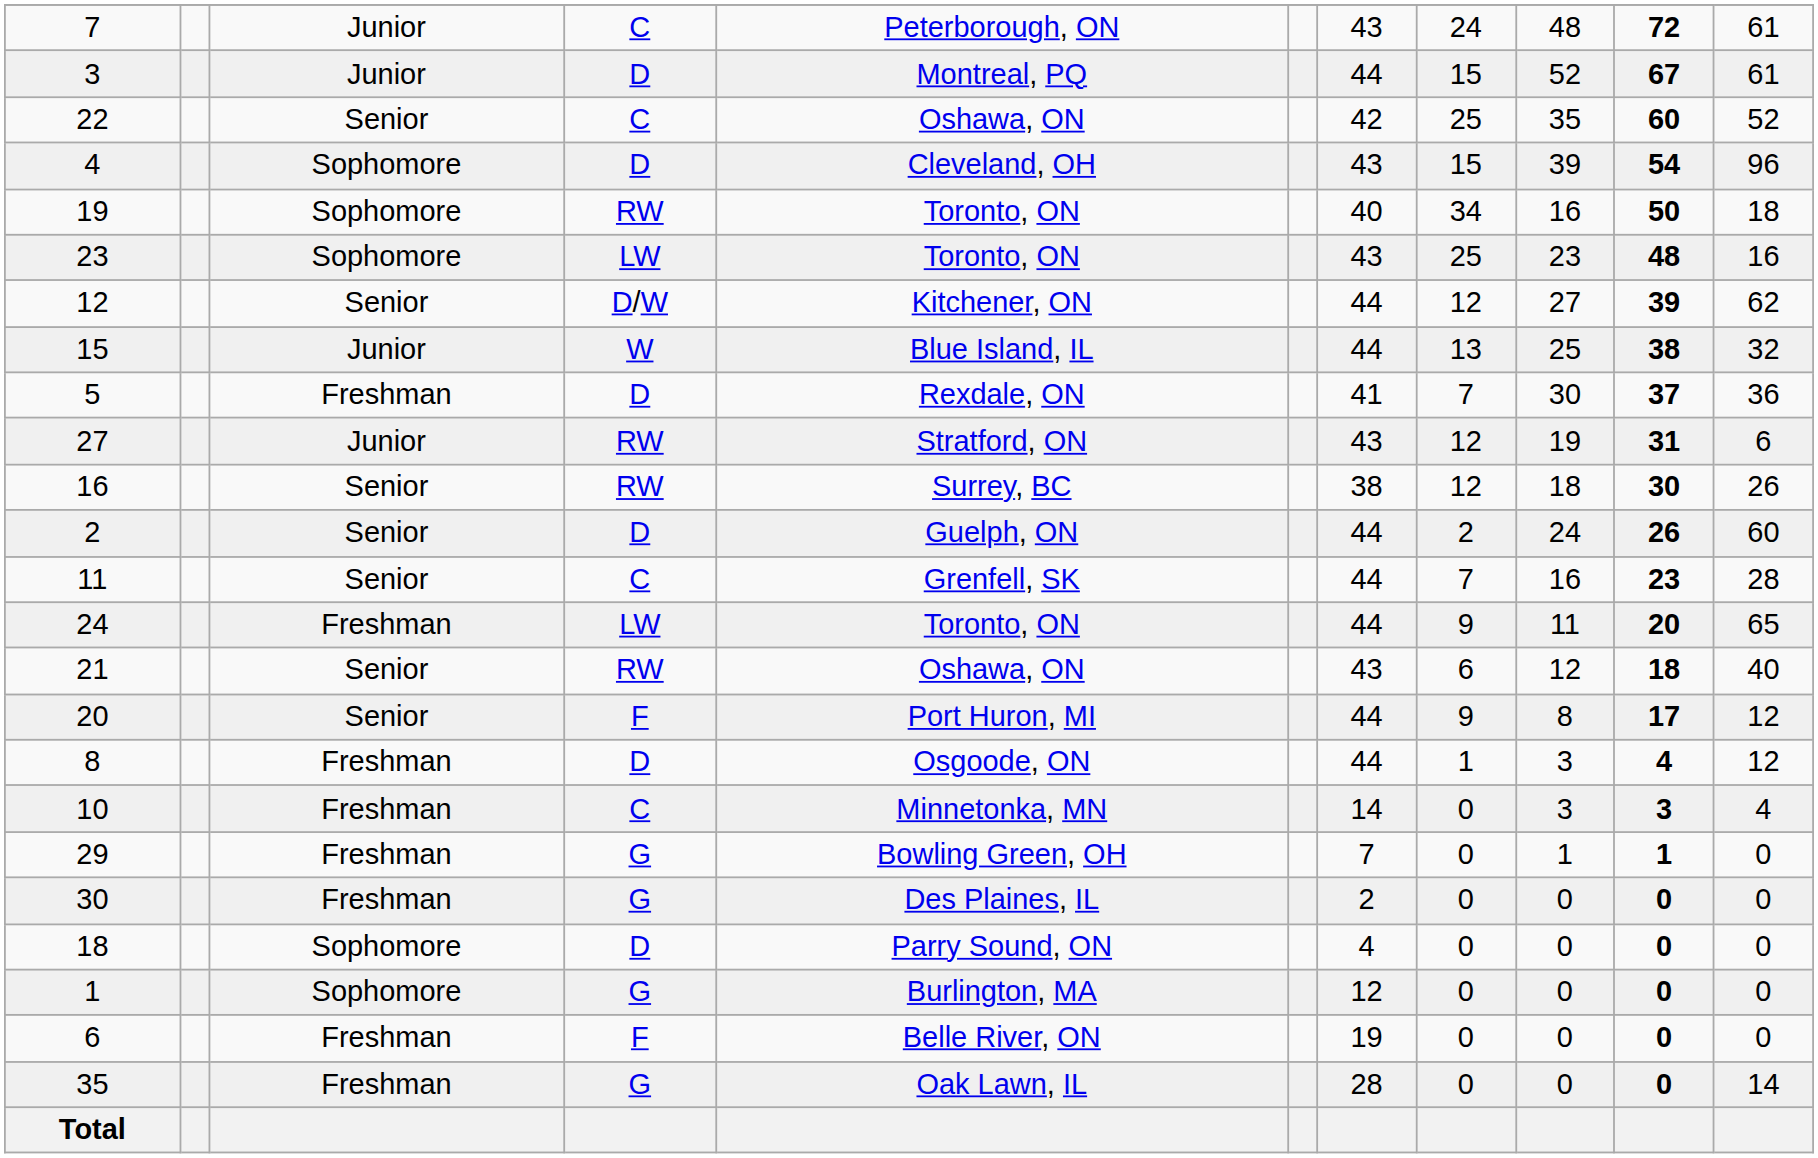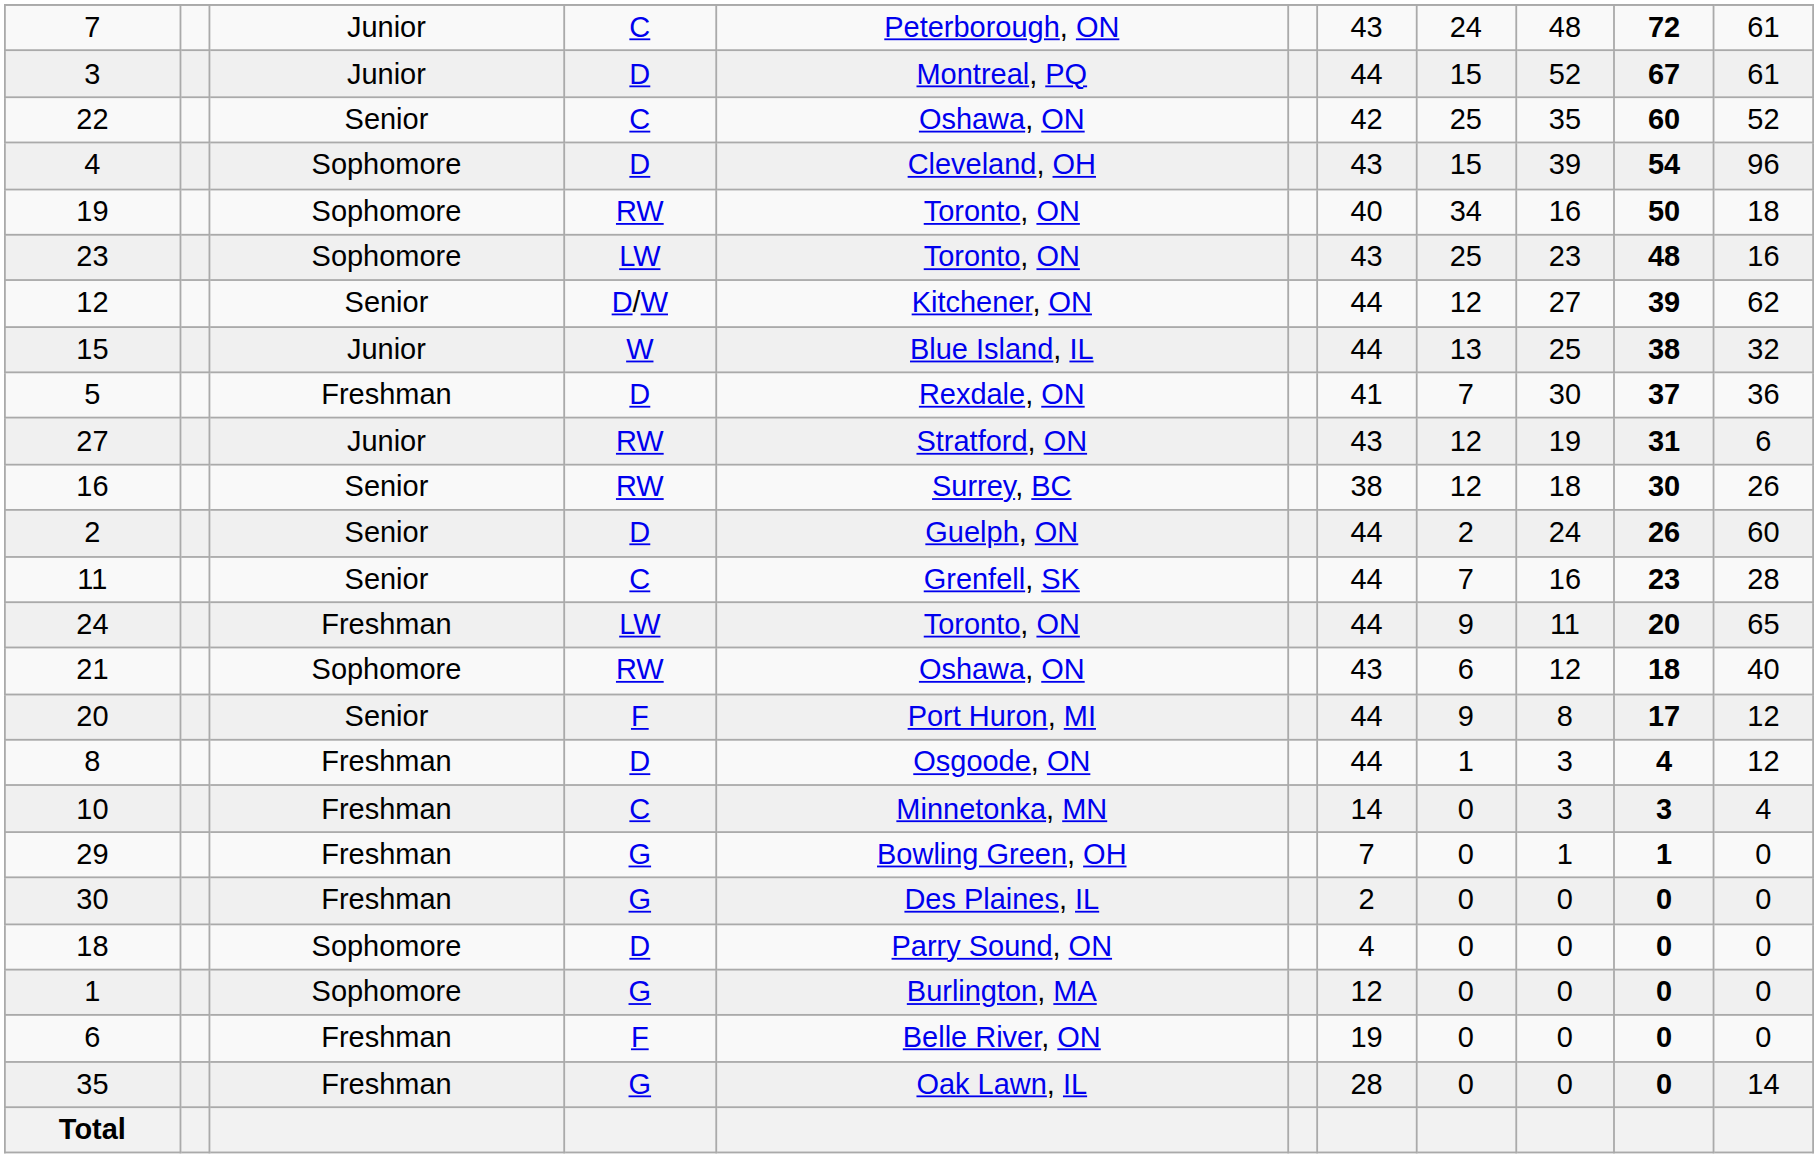(386, 670) Senior -> (386, 670) Sophomore
